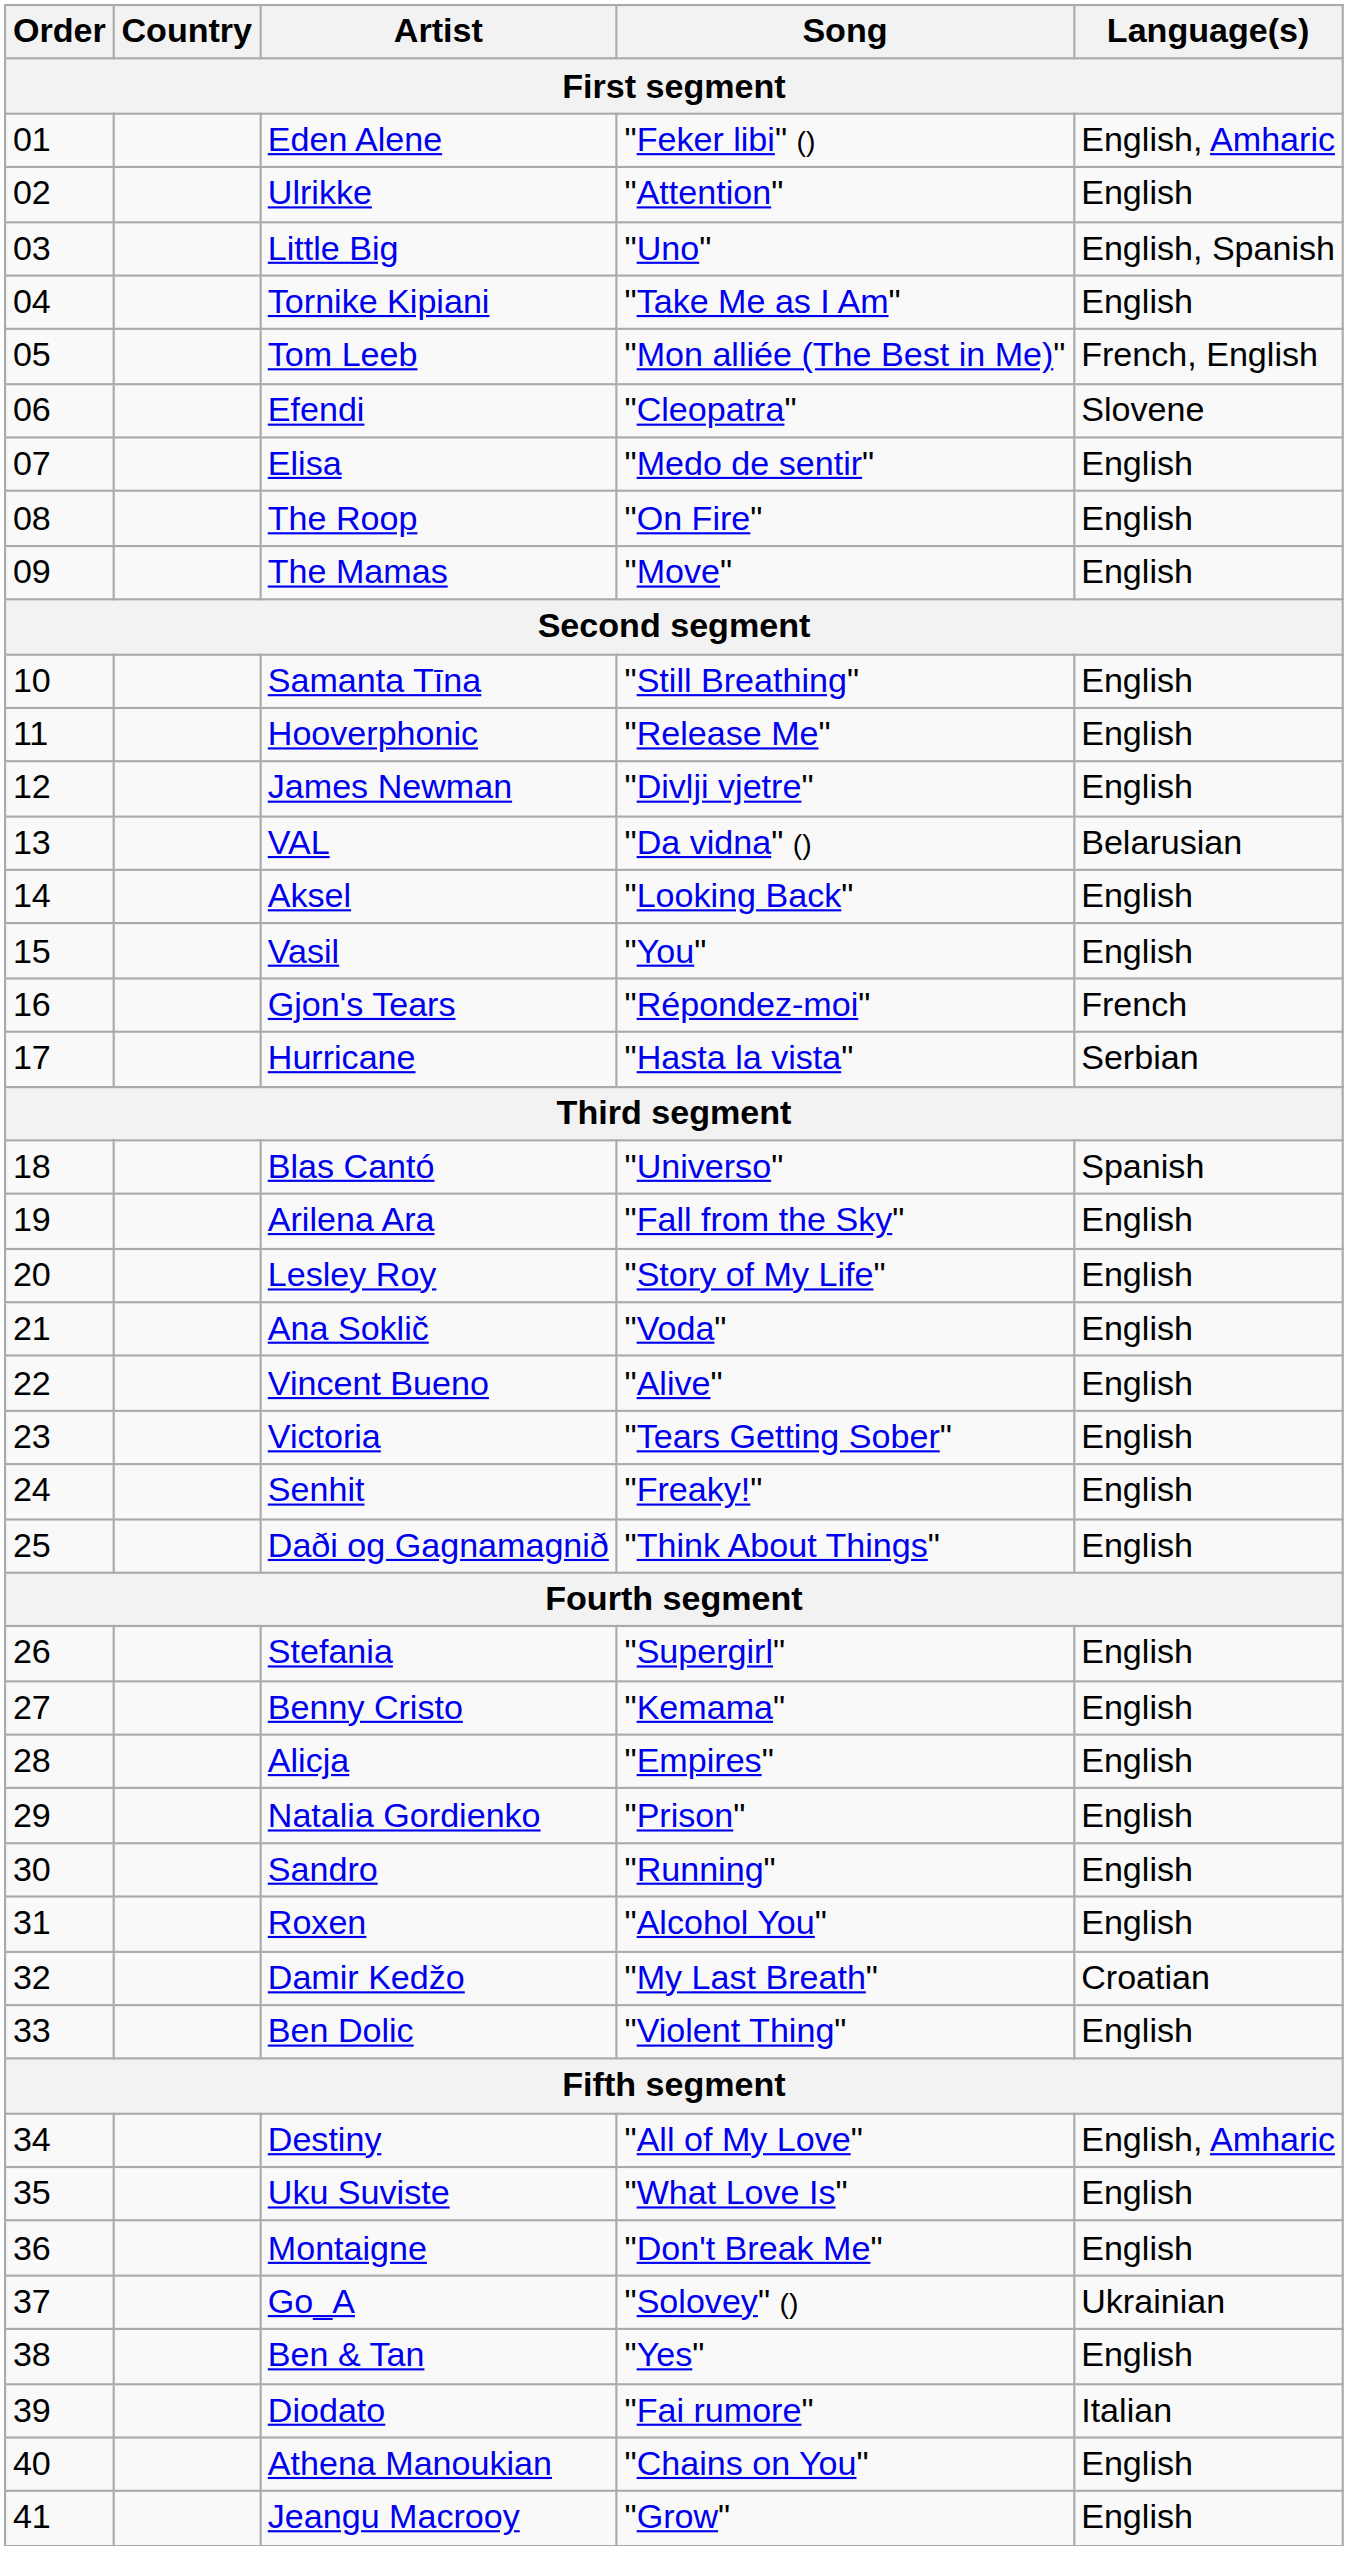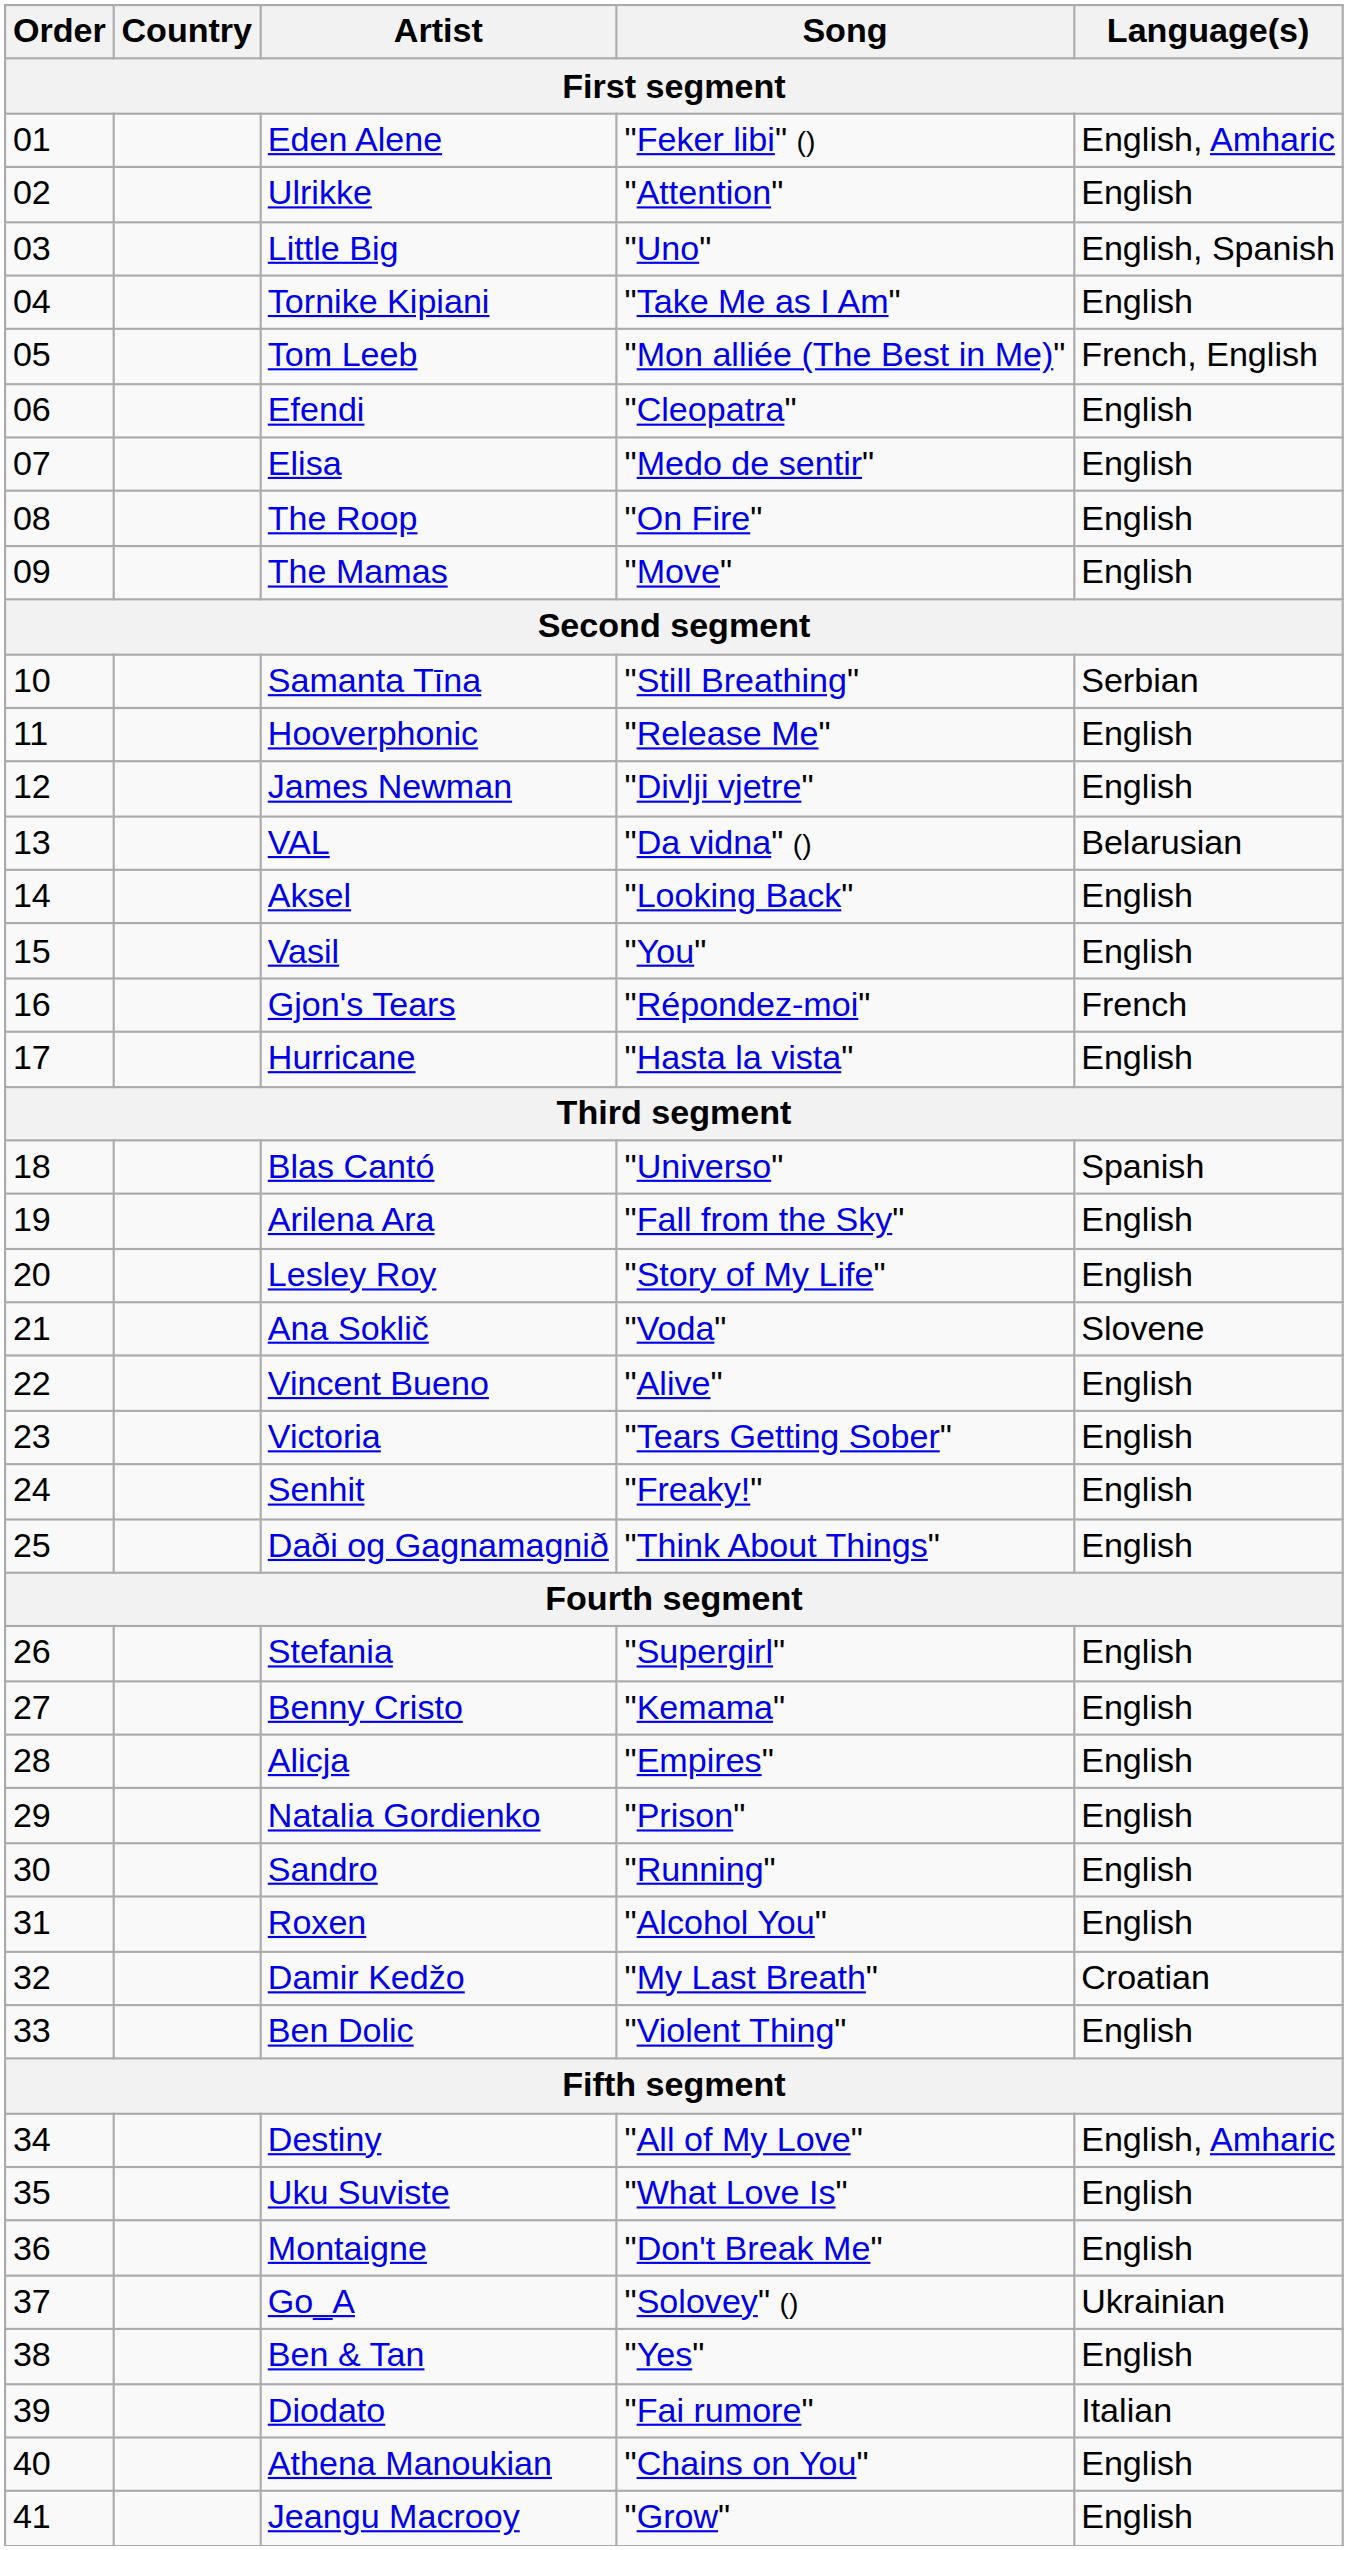(1143, 409) Slovene -> (1137, 409) English
(1137, 680) English -> (1140, 680) Serbian
(1140, 1058) Serbian -> (1137, 1058) English
(1137, 1328) English -> (1143, 1328) Slovene
